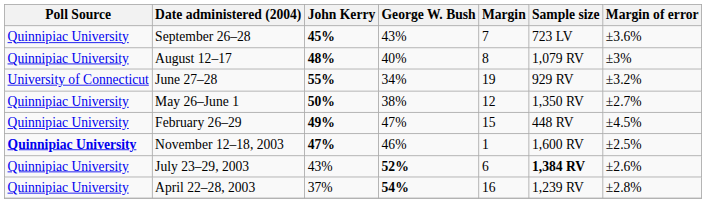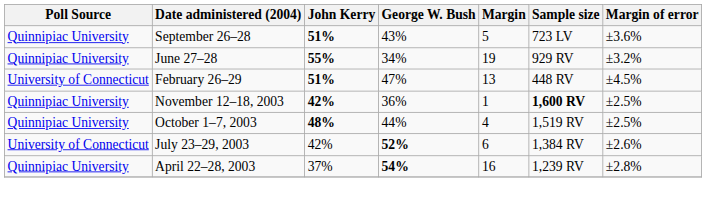(321, 36) 45% -> (321, 36) 51%
(485, 36) 7 -> (485, 36) 5
- row: (193, 58)
(78, 79) University of Connecticut -> (68, 58) Quinnipiac University
- row: (197, 101)
(68, 123) Quinnipiac University -> (78, 79) University of Connecticut
(321, 123) 49% -> (321, 79) 51%
(489, 123) 15 -> (489, 79) 13
(72, 144) bold -> (68, 101) normal
(321, 144) 47% -> (321, 101) 42%
(394, 144) 46% -> (394, 101) 36%
(558, 144) normal -> (559, 101) bold
+ row: (206, 123)
(68, 166) Quinnipiac University -> (78, 144) University of Connecticut
(320, 166) 43% -> (320, 144) 42%
(559, 166) bold -> (558, 144) normal
